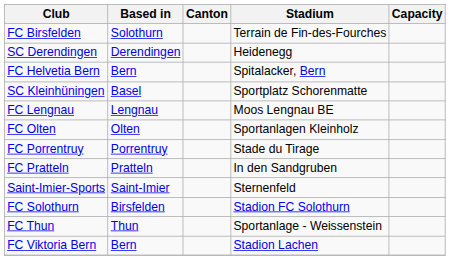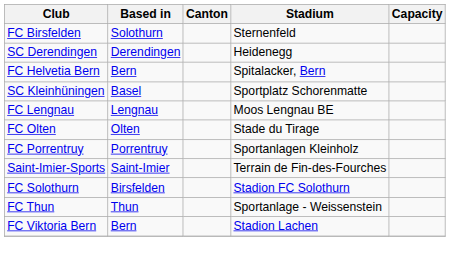(310, 33) Terrain de Fin-des-Fourches -> (265, 33) Sternenfeld
(296, 129) Sportanlagen Kleinholz -> (276, 129) Stade du Tirage
(276, 149) Stade du Tirage -> (296, 149) Sportanlagen Kleinholz
- row: (38, 168)
(265, 187) Sternenfeld -> (310, 168) Terrain de Fin-des-Fourches
